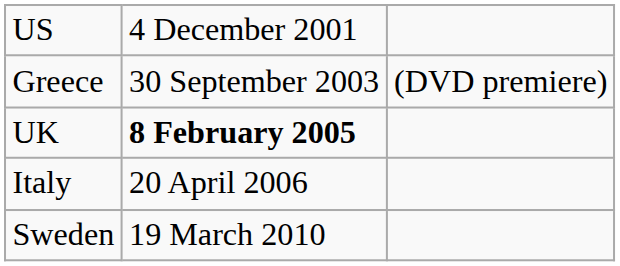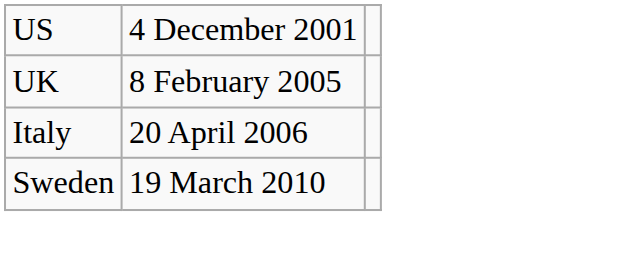- row: (58, 81)
(242, 132) bold -> (235, 81) normal
